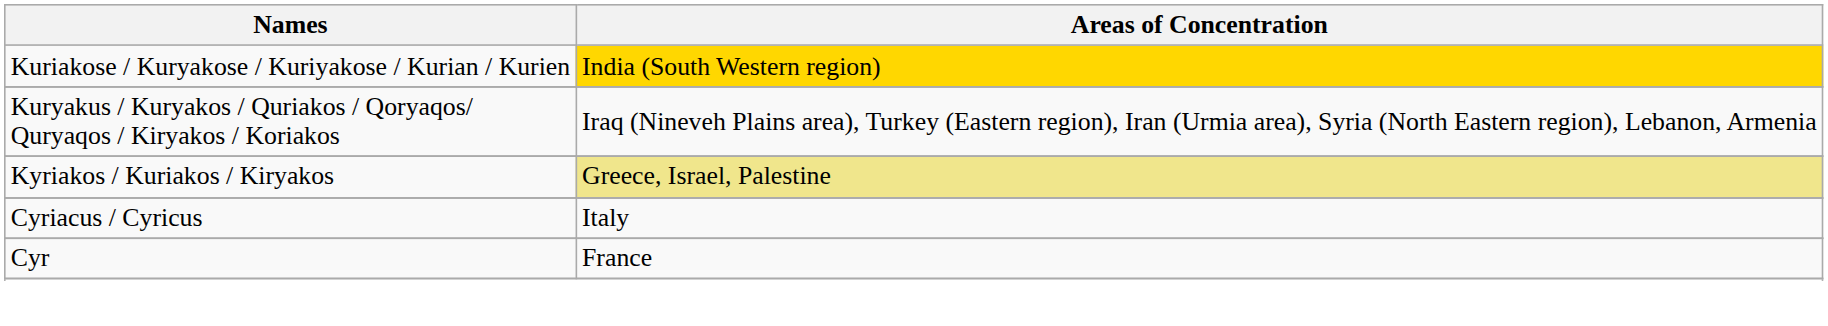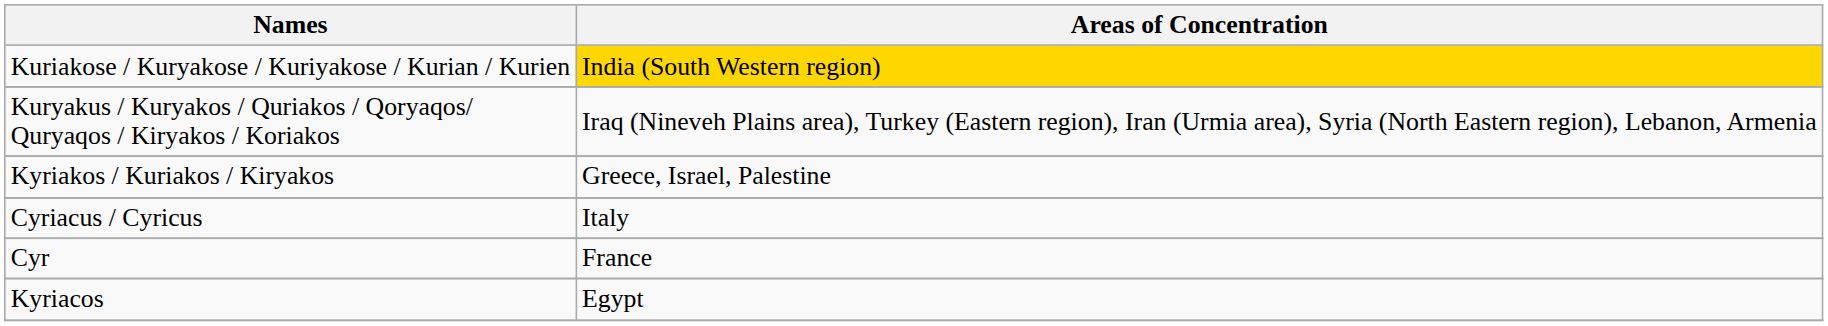(706, 176) khaki background -> (706, 176) no background
+ row: (57, 299)
